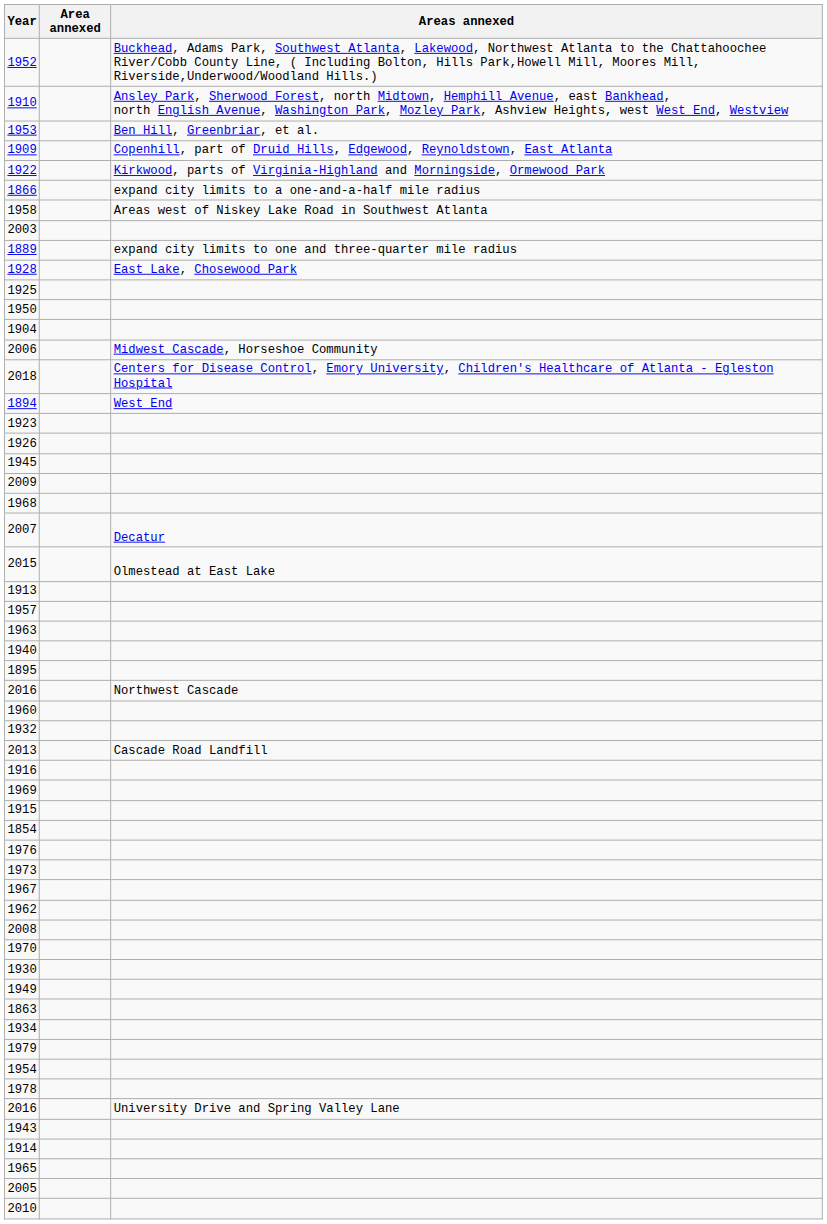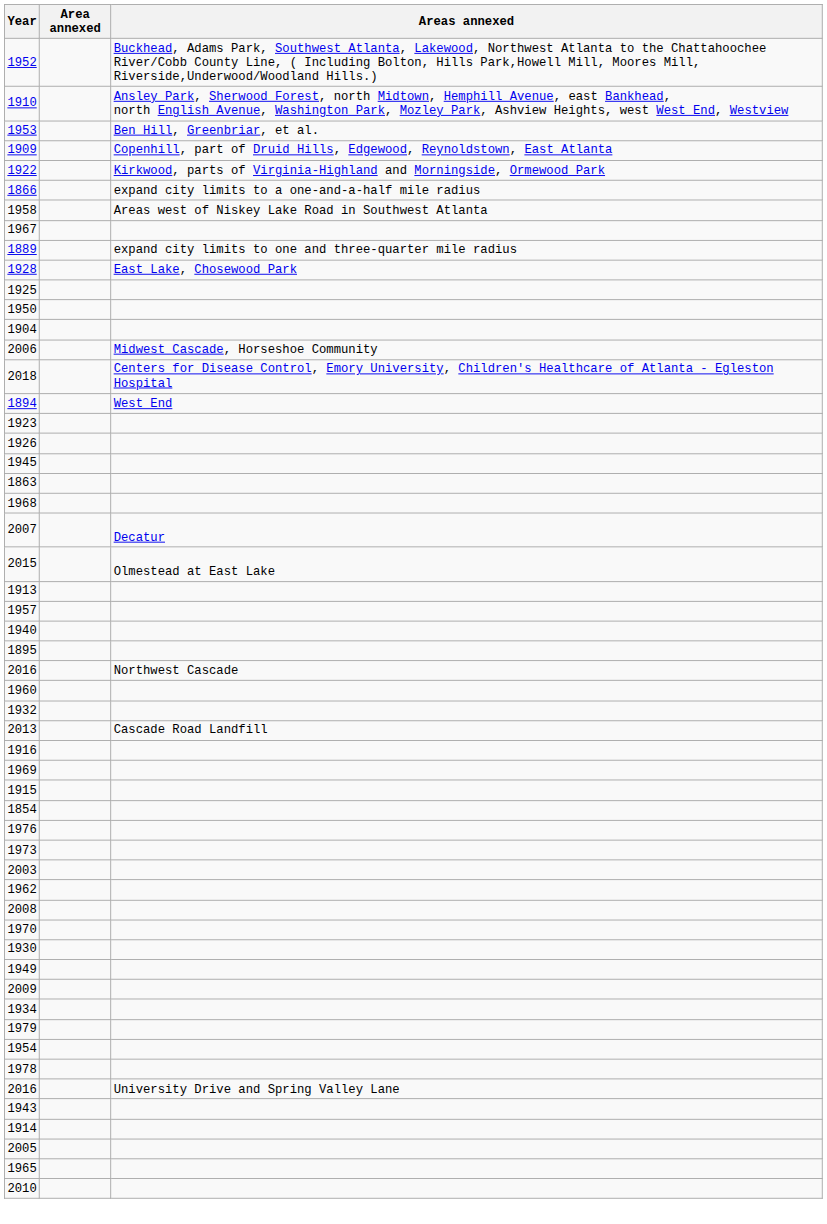rows swapped: (22, 890) <-> (22, 230)
rows swapped: (22, 1009) <-> (22, 483)
- row: (22, 631)
rows swapped: (22, 1169) <-> (22, 1189)
